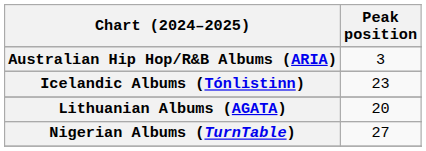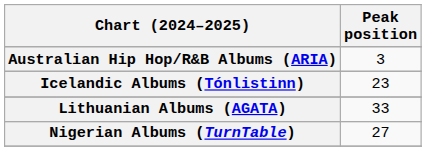(381, 109) 20 -> (381, 109) 33
